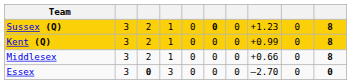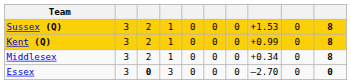(215, 27) bold -> (215, 27) normal
(264, 27) +1.23 -> (264, 27) +1.53
(264, 57) +0.66 -> (264, 57) +0.34
